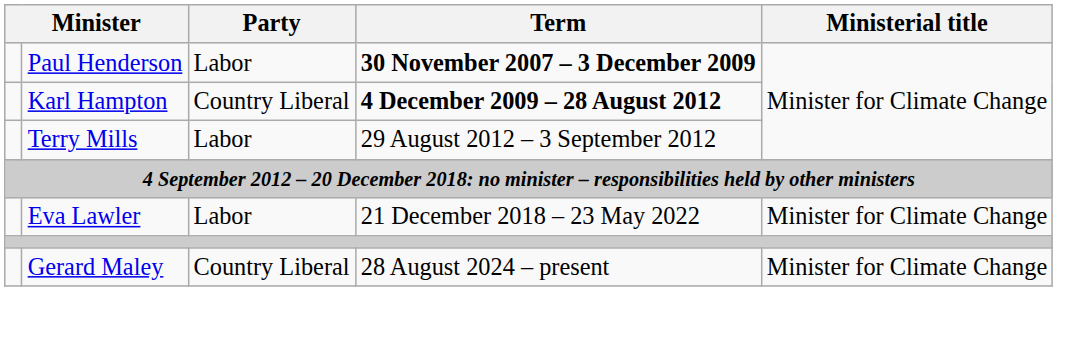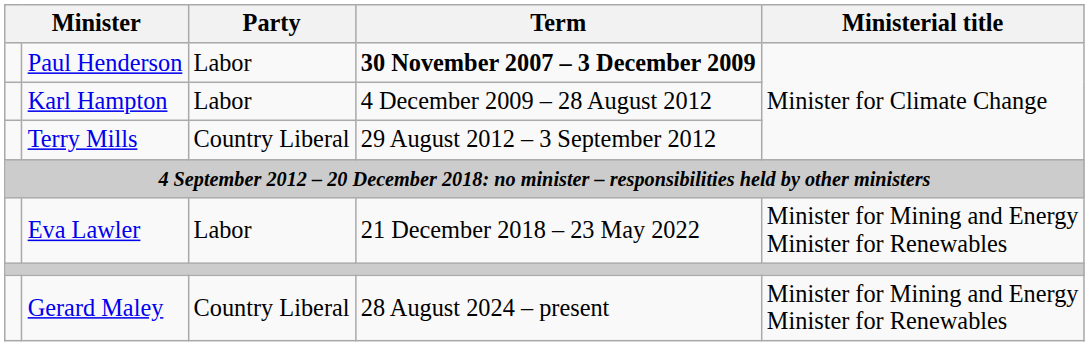(272, 100) Country Liberal -> (223, 100) Labor
(541, 100) bold -> (536, 100) normal
(223, 139) Labor -> (272, 139) Country Liberal
(907, 216) Minister for Climate Change -> (923, 230) Minister for Mining and Energy Minister for Renewables
(907, 266) Minister for Climate Change -> (923, 307) Minister for Mining and Energy Minister for Renewables
